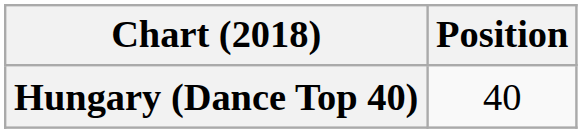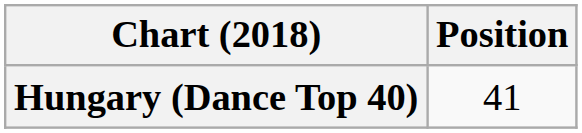(502, 95) 40 -> (502, 95) 41
